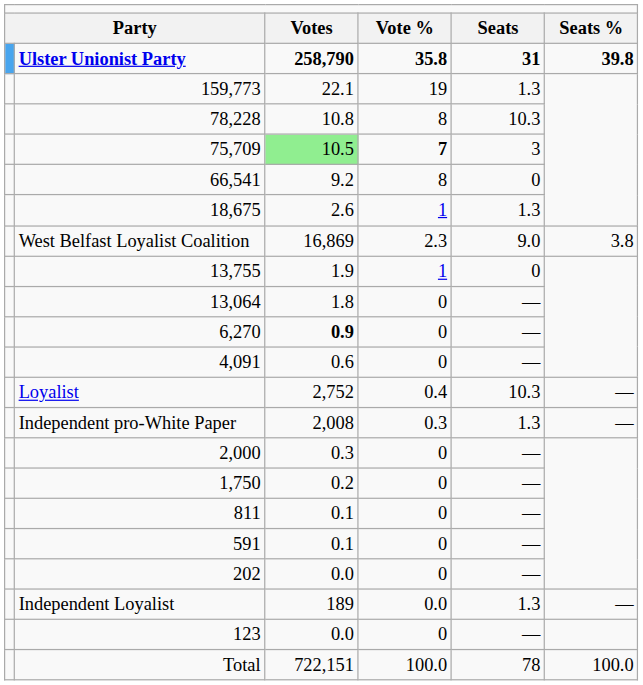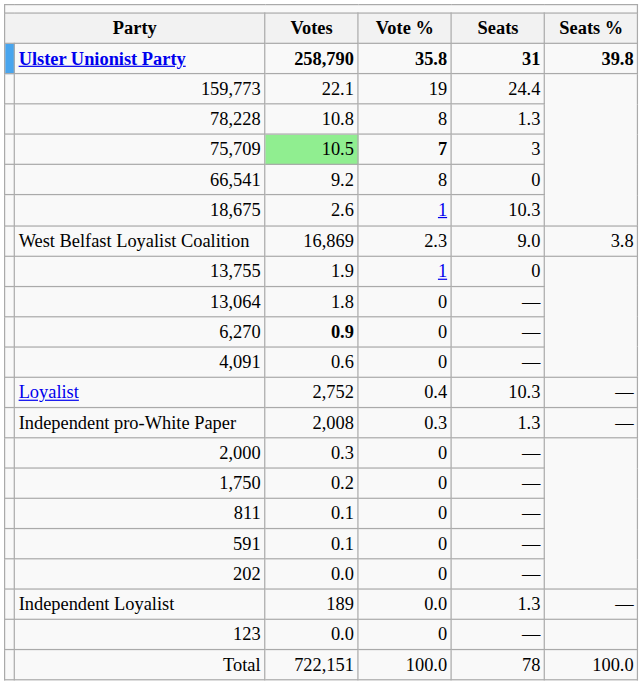(529, 89) 1.3 -> (524, 89) 24.4
(524, 119) 10.3 -> (529, 119) 1.3
(529, 210) 1.3 -> (524, 210) 10.3
